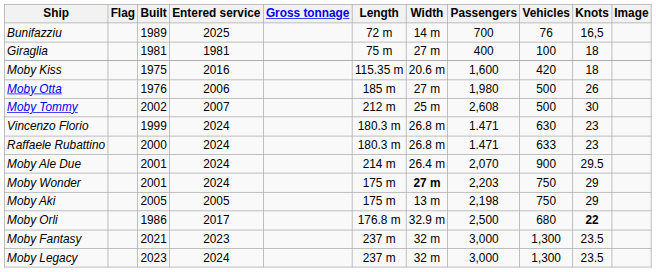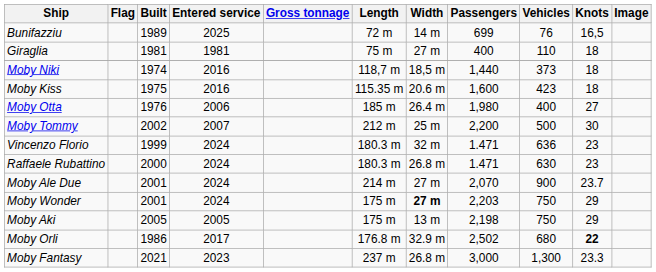(484, 32) 700 -> (484, 32) 699
(546, 51) 100 -> (546, 51) 110
+ row: (33, 70)
(546, 70) 420 -> (546, 88) 423
(427, 88) 27 m -> (427, 107) 26.4 m
(546, 88) 500 -> (546, 107) 400
(592, 88) 26 -> (592, 107) 27
(484, 107) 2,608 -> (484, 126) 2,200
(427, 126) 26.8 m -> (427, 145) 32 m
(546, 126) 630 -> (546, 145) 636
(546, 145) 633 -> (546, 164) 630
(427, 164) 26.4 m -> (427, 182) 27 m
(592, 164) 29.5 -> (592, 182) 23.7
(484, 220) 2,500 -> (484, 239) 2,502
(427, 239) 32 m -> (427, 257) 26.8 m
(592, 239) 23.5 -> (592, 257) 23.3
- row: (42, 257)
